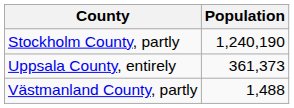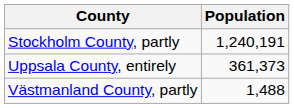(250, 41) 1,240,190 -> (250, 41) 1,240,191
